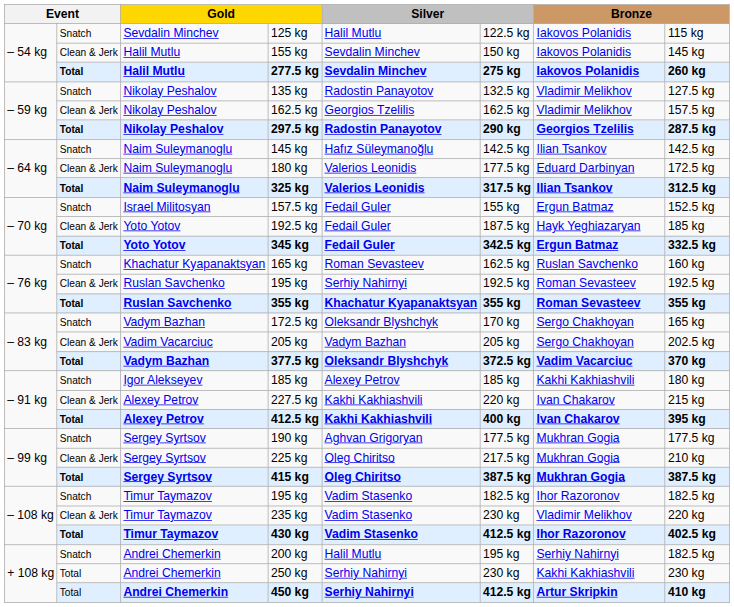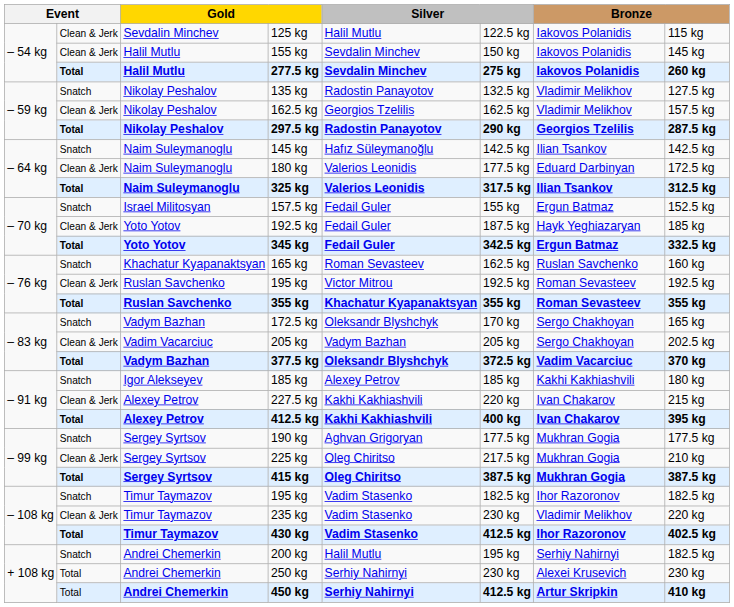(76, 34) Snatch -> (89, 34) Clean & Jerk
(366, 284) Serhiy Nahirnyi -> (359, 284) Victor Mitrou
(586, 573) Kakhi Kakhiashvili -> (581, 573) Alexei Krusevich
